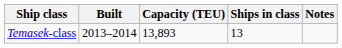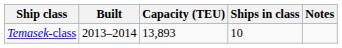(237, 33) 13 -> (237, 33) 10
